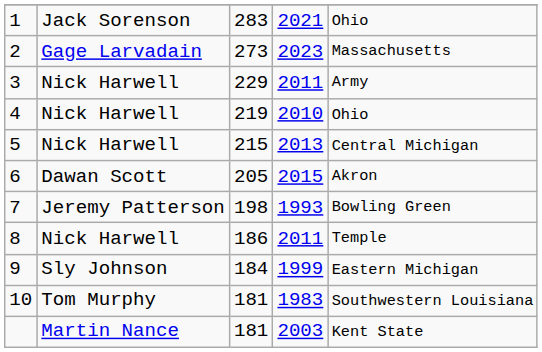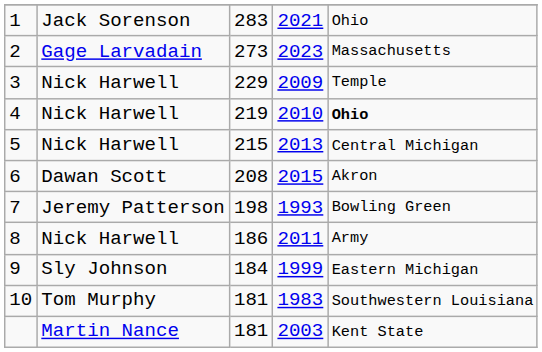(300, 83) 2011 -> (300, 83) 2009
(350, 83) Army -> (359, 83) Temple
(350, 114) normal -> (350, 114) bold
(251, 176) 205 -> (251, 176) 208
(359, 238) Temple -> (350, 238) Army
